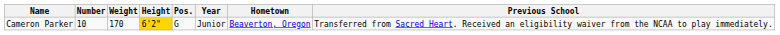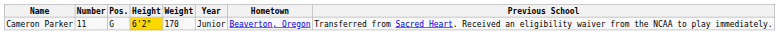columns swapped: (184, 11) <-> (124, 11)
(82, 24) 10 -> (82, 24) 11
